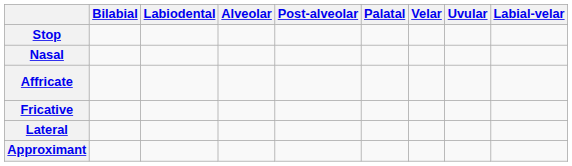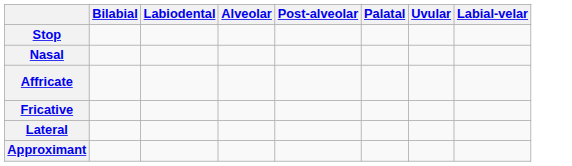- column: (427, 14)
